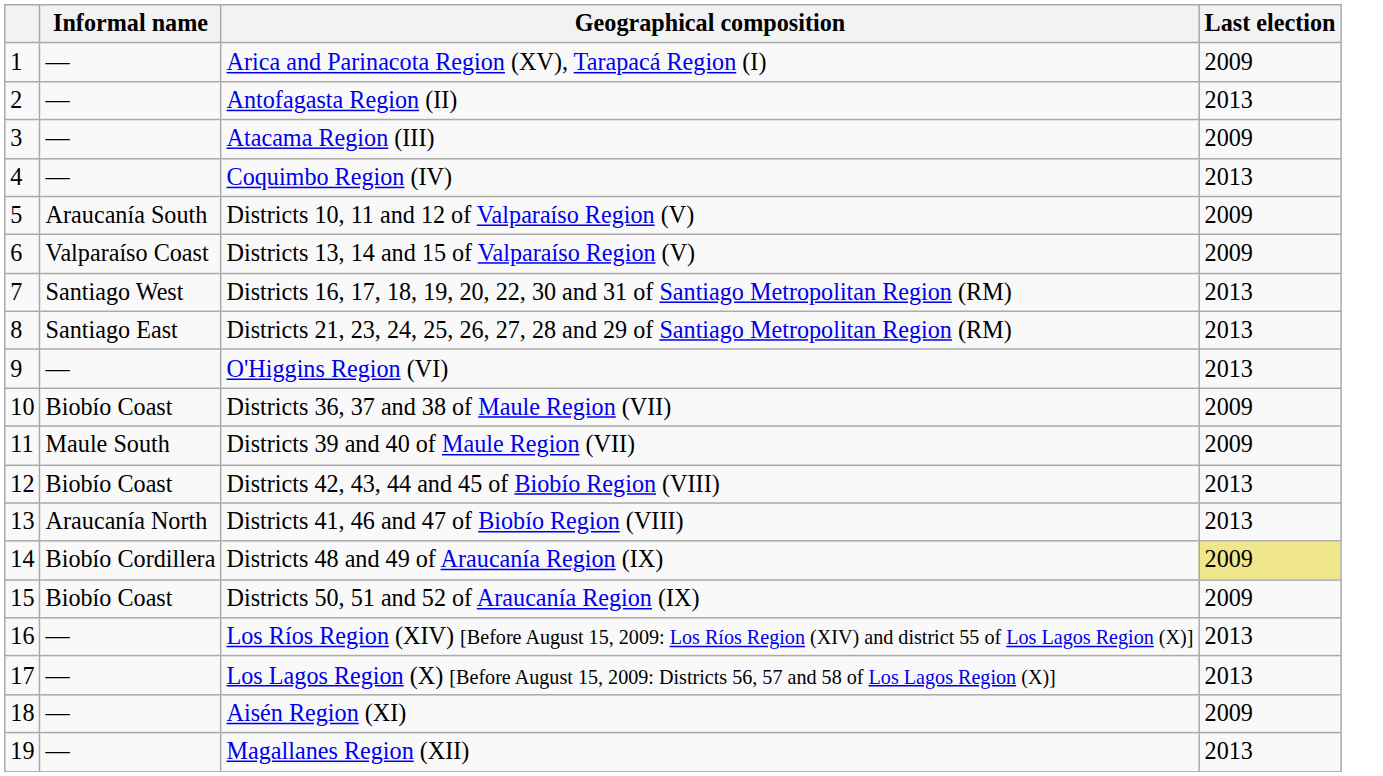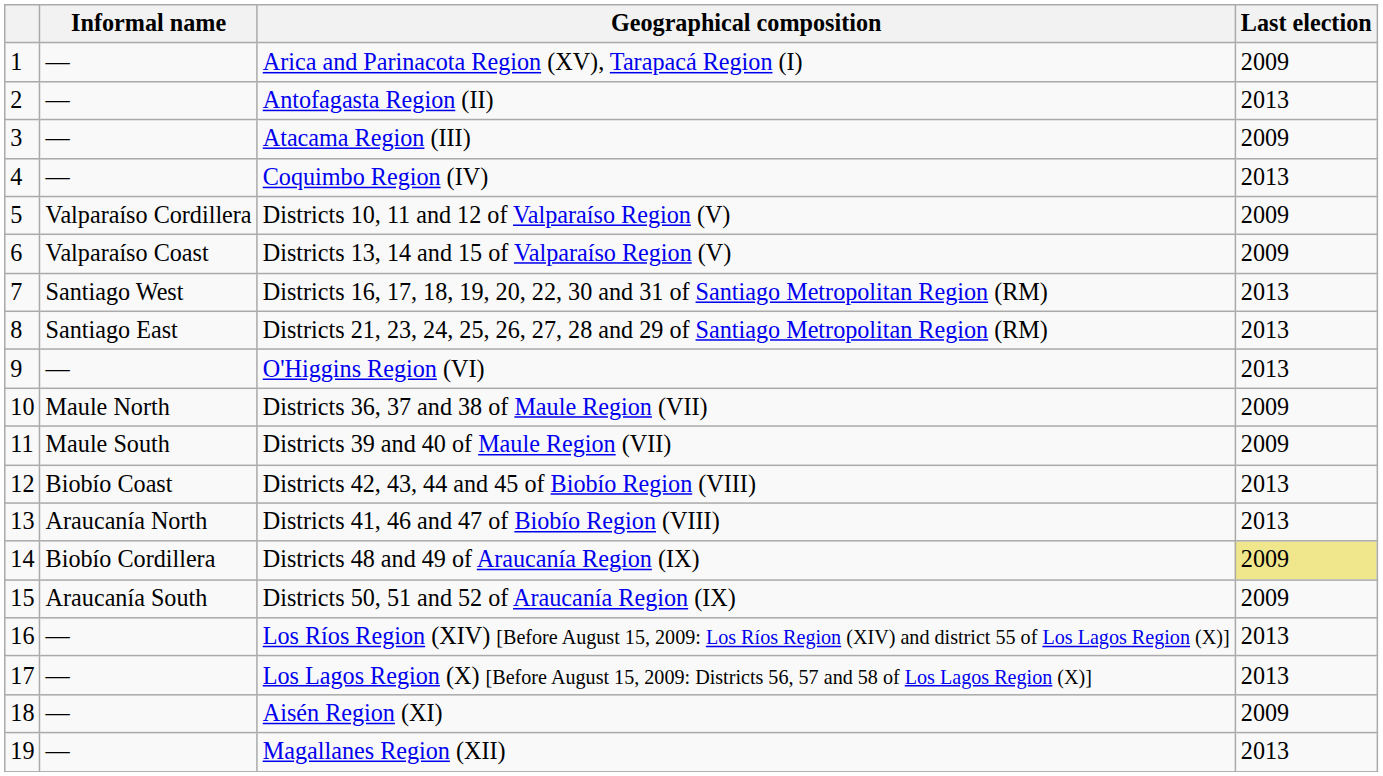(126, 215) Araucanía South -> (149, 215) Valparaíso Cordillera
(109, 406) Biobío Coast -> (108, 406) Maule North
(109, 598) Biobío Coast -> (126, 598) Araucanía South
